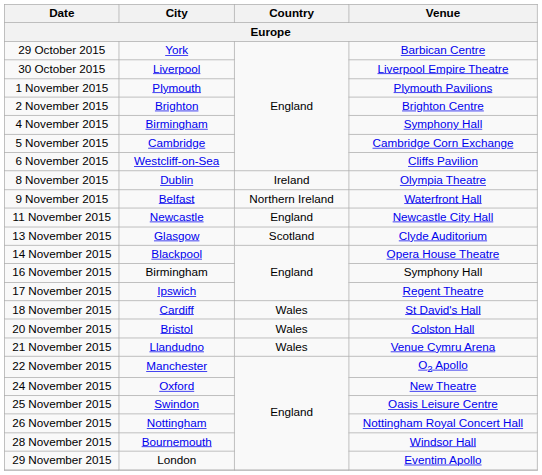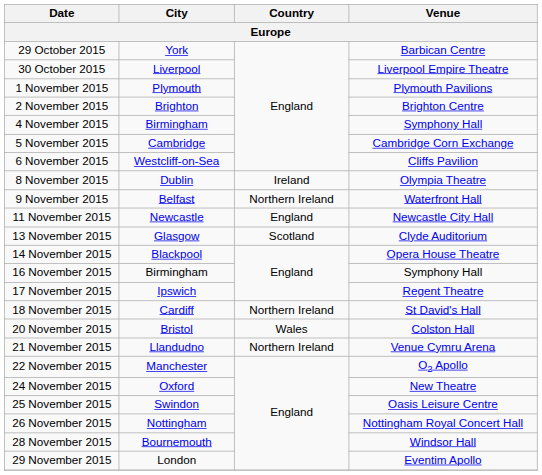(292, 310) Wales -> (292, 310) Northern Ireland
(292, 347) Wales -> (292, 347) Northern Ireland
